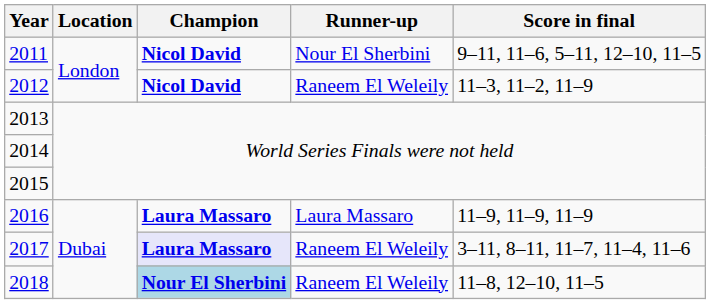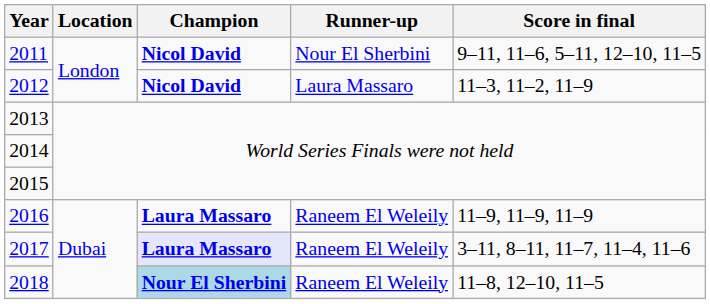(372, 86) Raneem El Weleily -> (354, 86) Laura Massaro
(354, 216) Laura Massaro -> (372, 216) Raneem El Weleily
